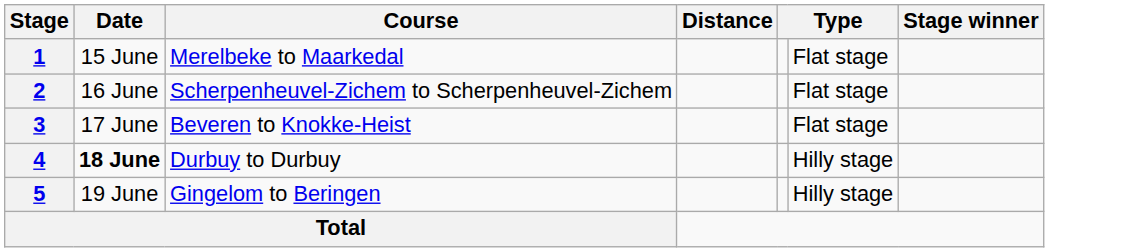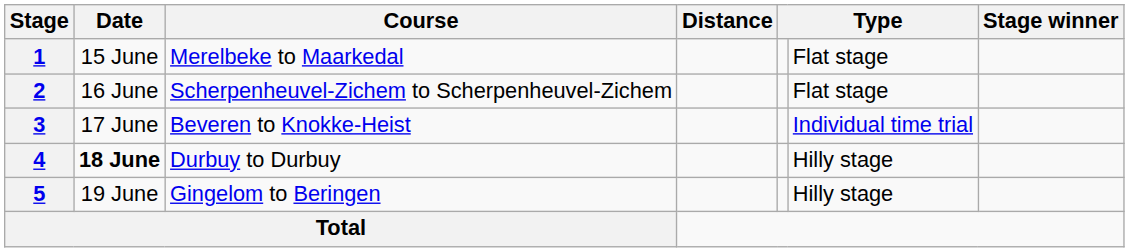(841, 125) Flat stage -> (883, 125) Individual time trial
